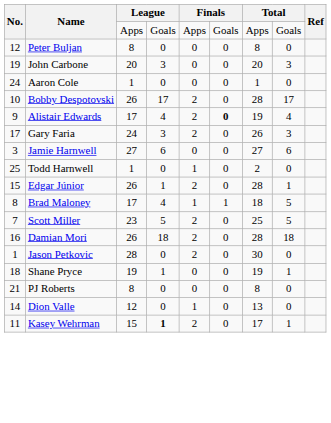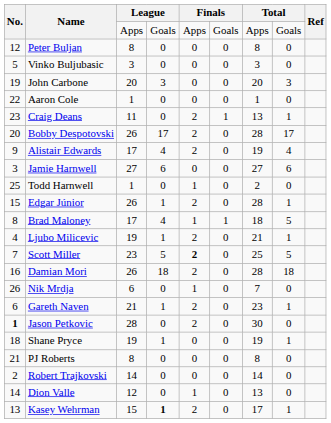+ row: (66, 64)
(15, 82) 24 -> (15, 99) 22
+ row: (55, 116)
(15, 99) 10 -> (15, 133) 20
(226, 116) bold -> (226, 151) normal
- row: (51, 133)
+ row: (63, 237)
(194, 220) normal -> (194, 254) bold
+ row: (51, 289)
+ row: (58, 306)
(15, 254) normal -> (15, 323) bold
+ row: (67, 375)
(15, 323) 11 -> (15, 409) 13
